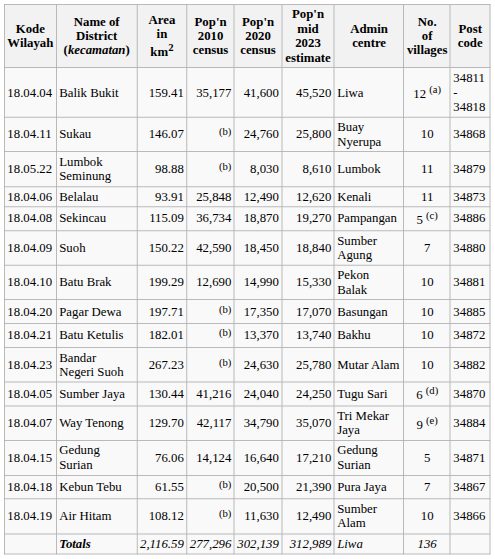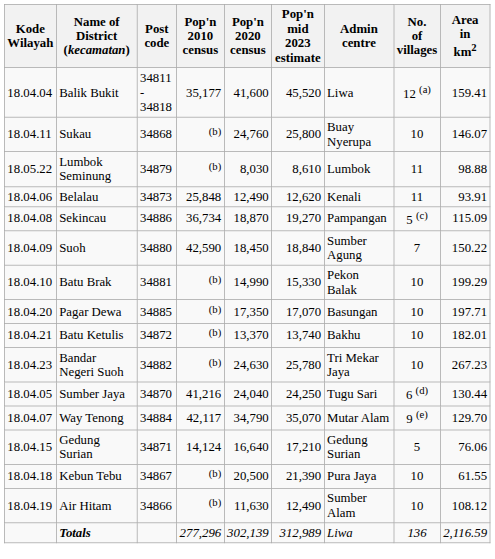columns swapped: (162, 36) <-> (470, 36)
(214, 282) 12,690 -> (215, 280) (b)
(368, 364) Mutar Alam -> (353, 364) Tri Mekar Jaya
(363, 423) Tri Mekar Jaya -> (358, 417) Mutar Alam
(427, 487) 7 -> (417, 476) 10
